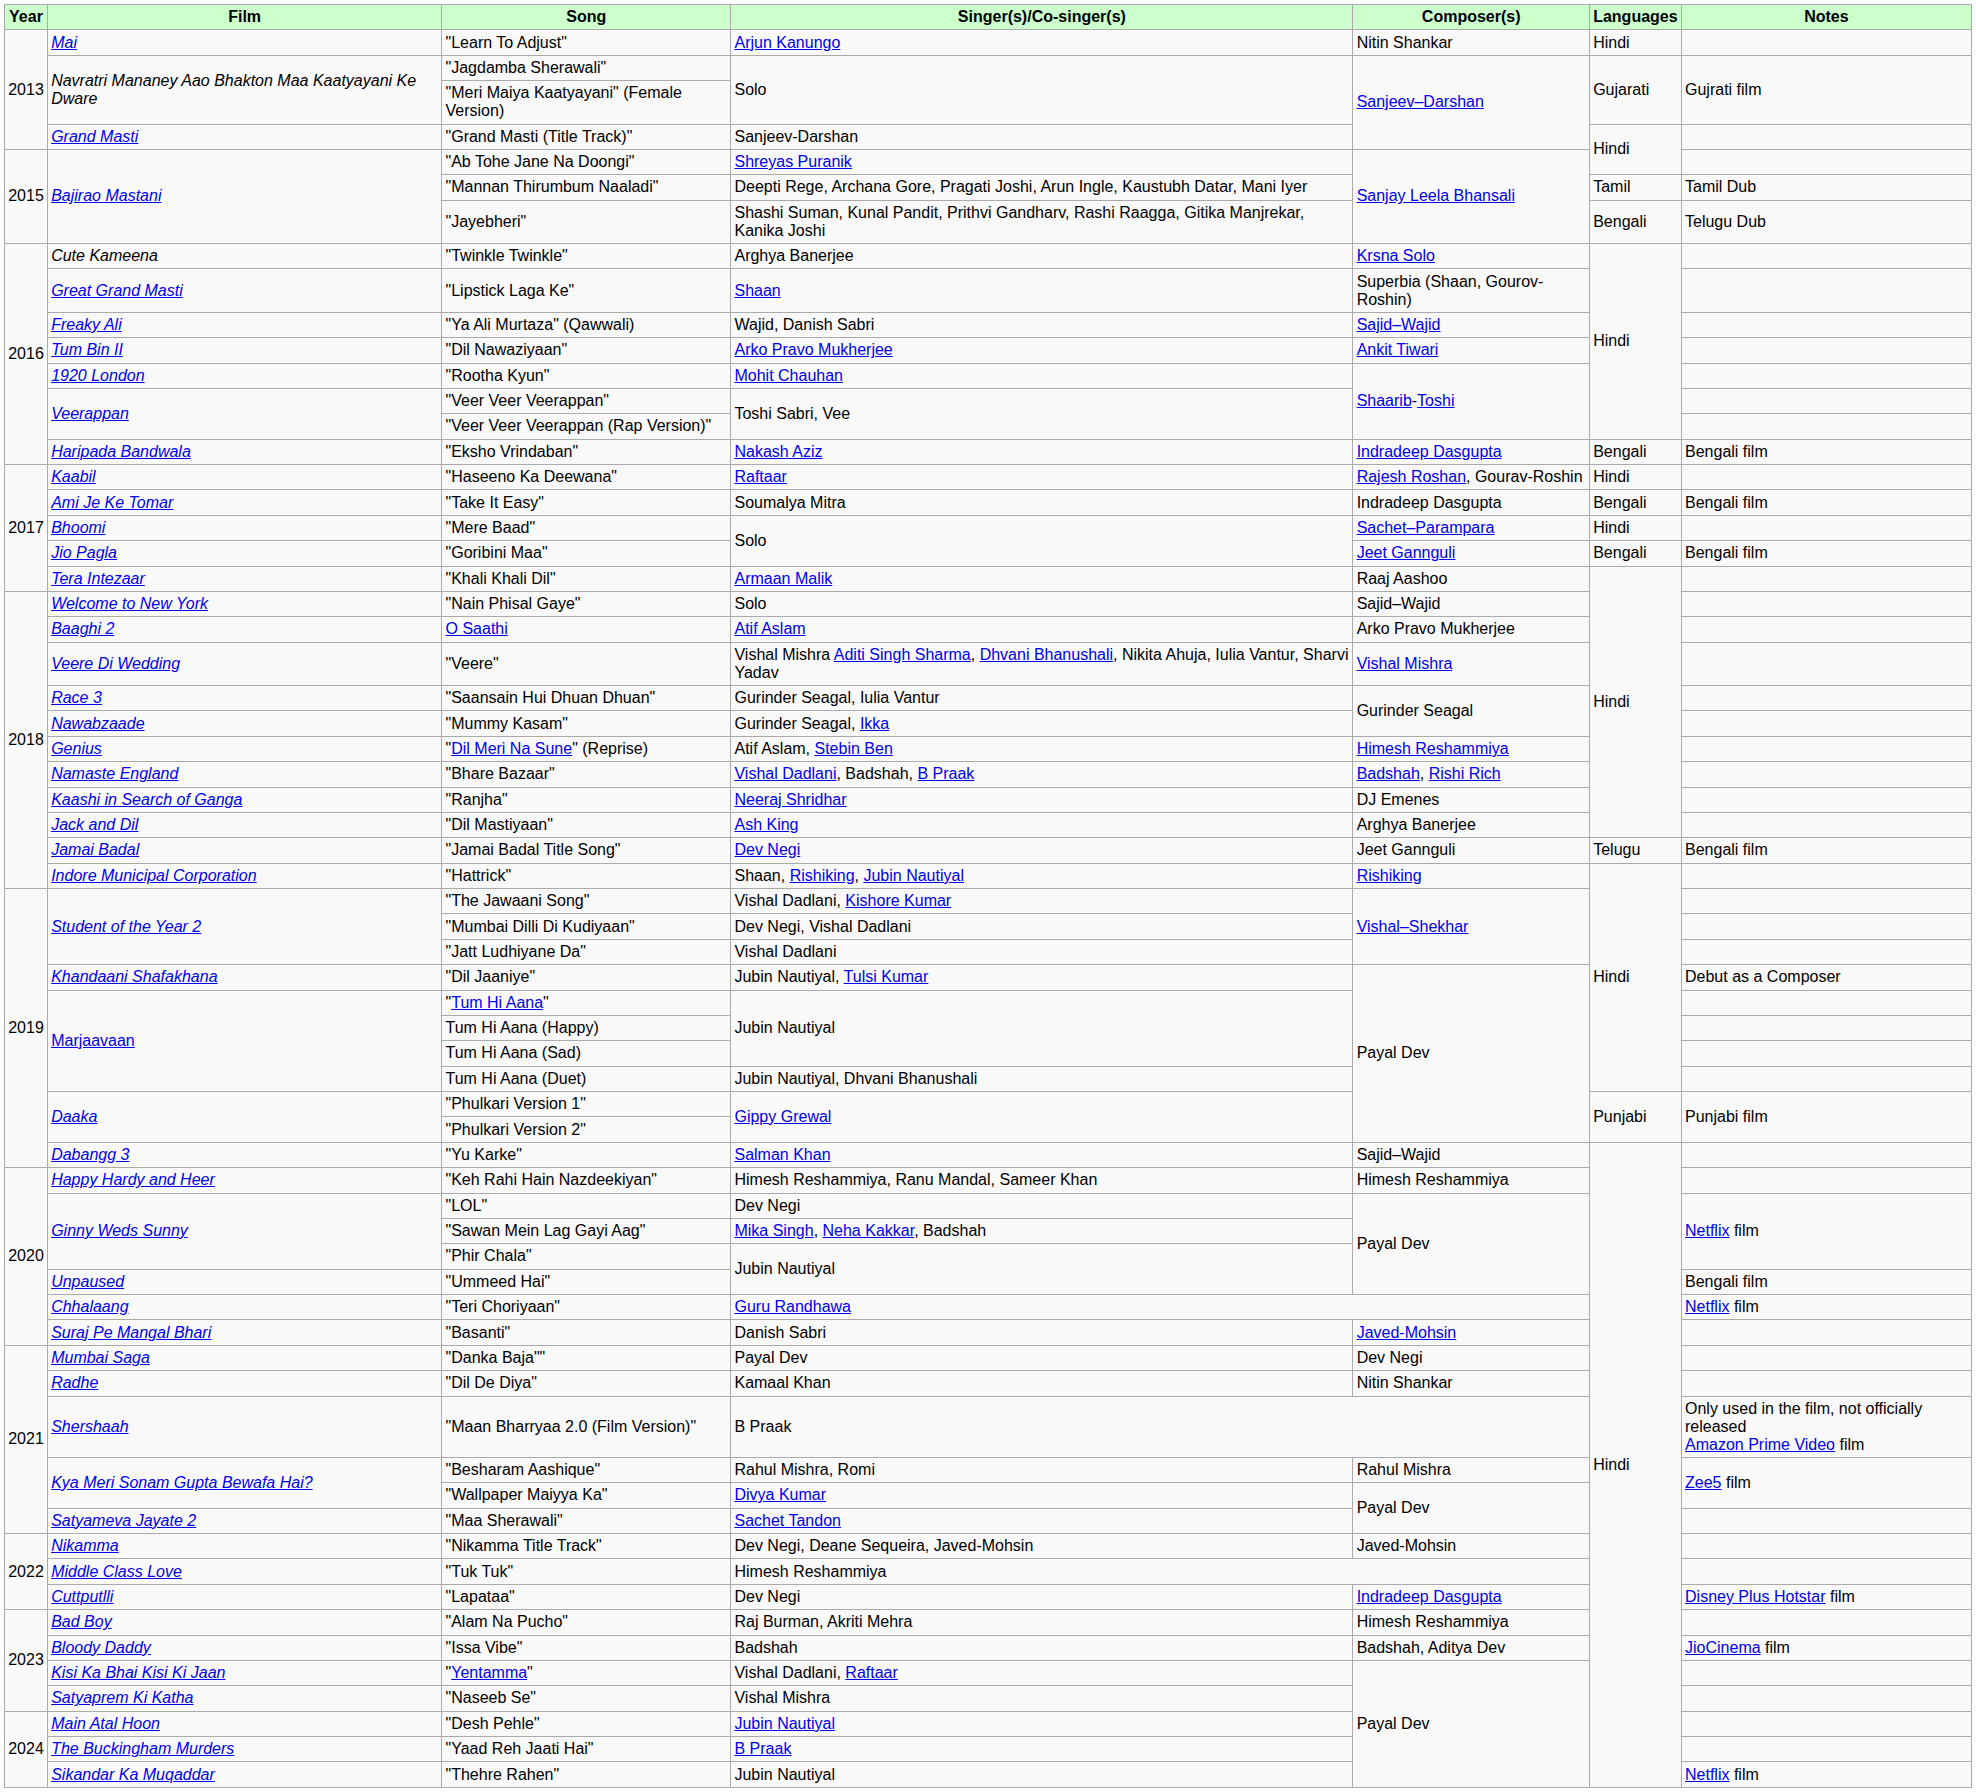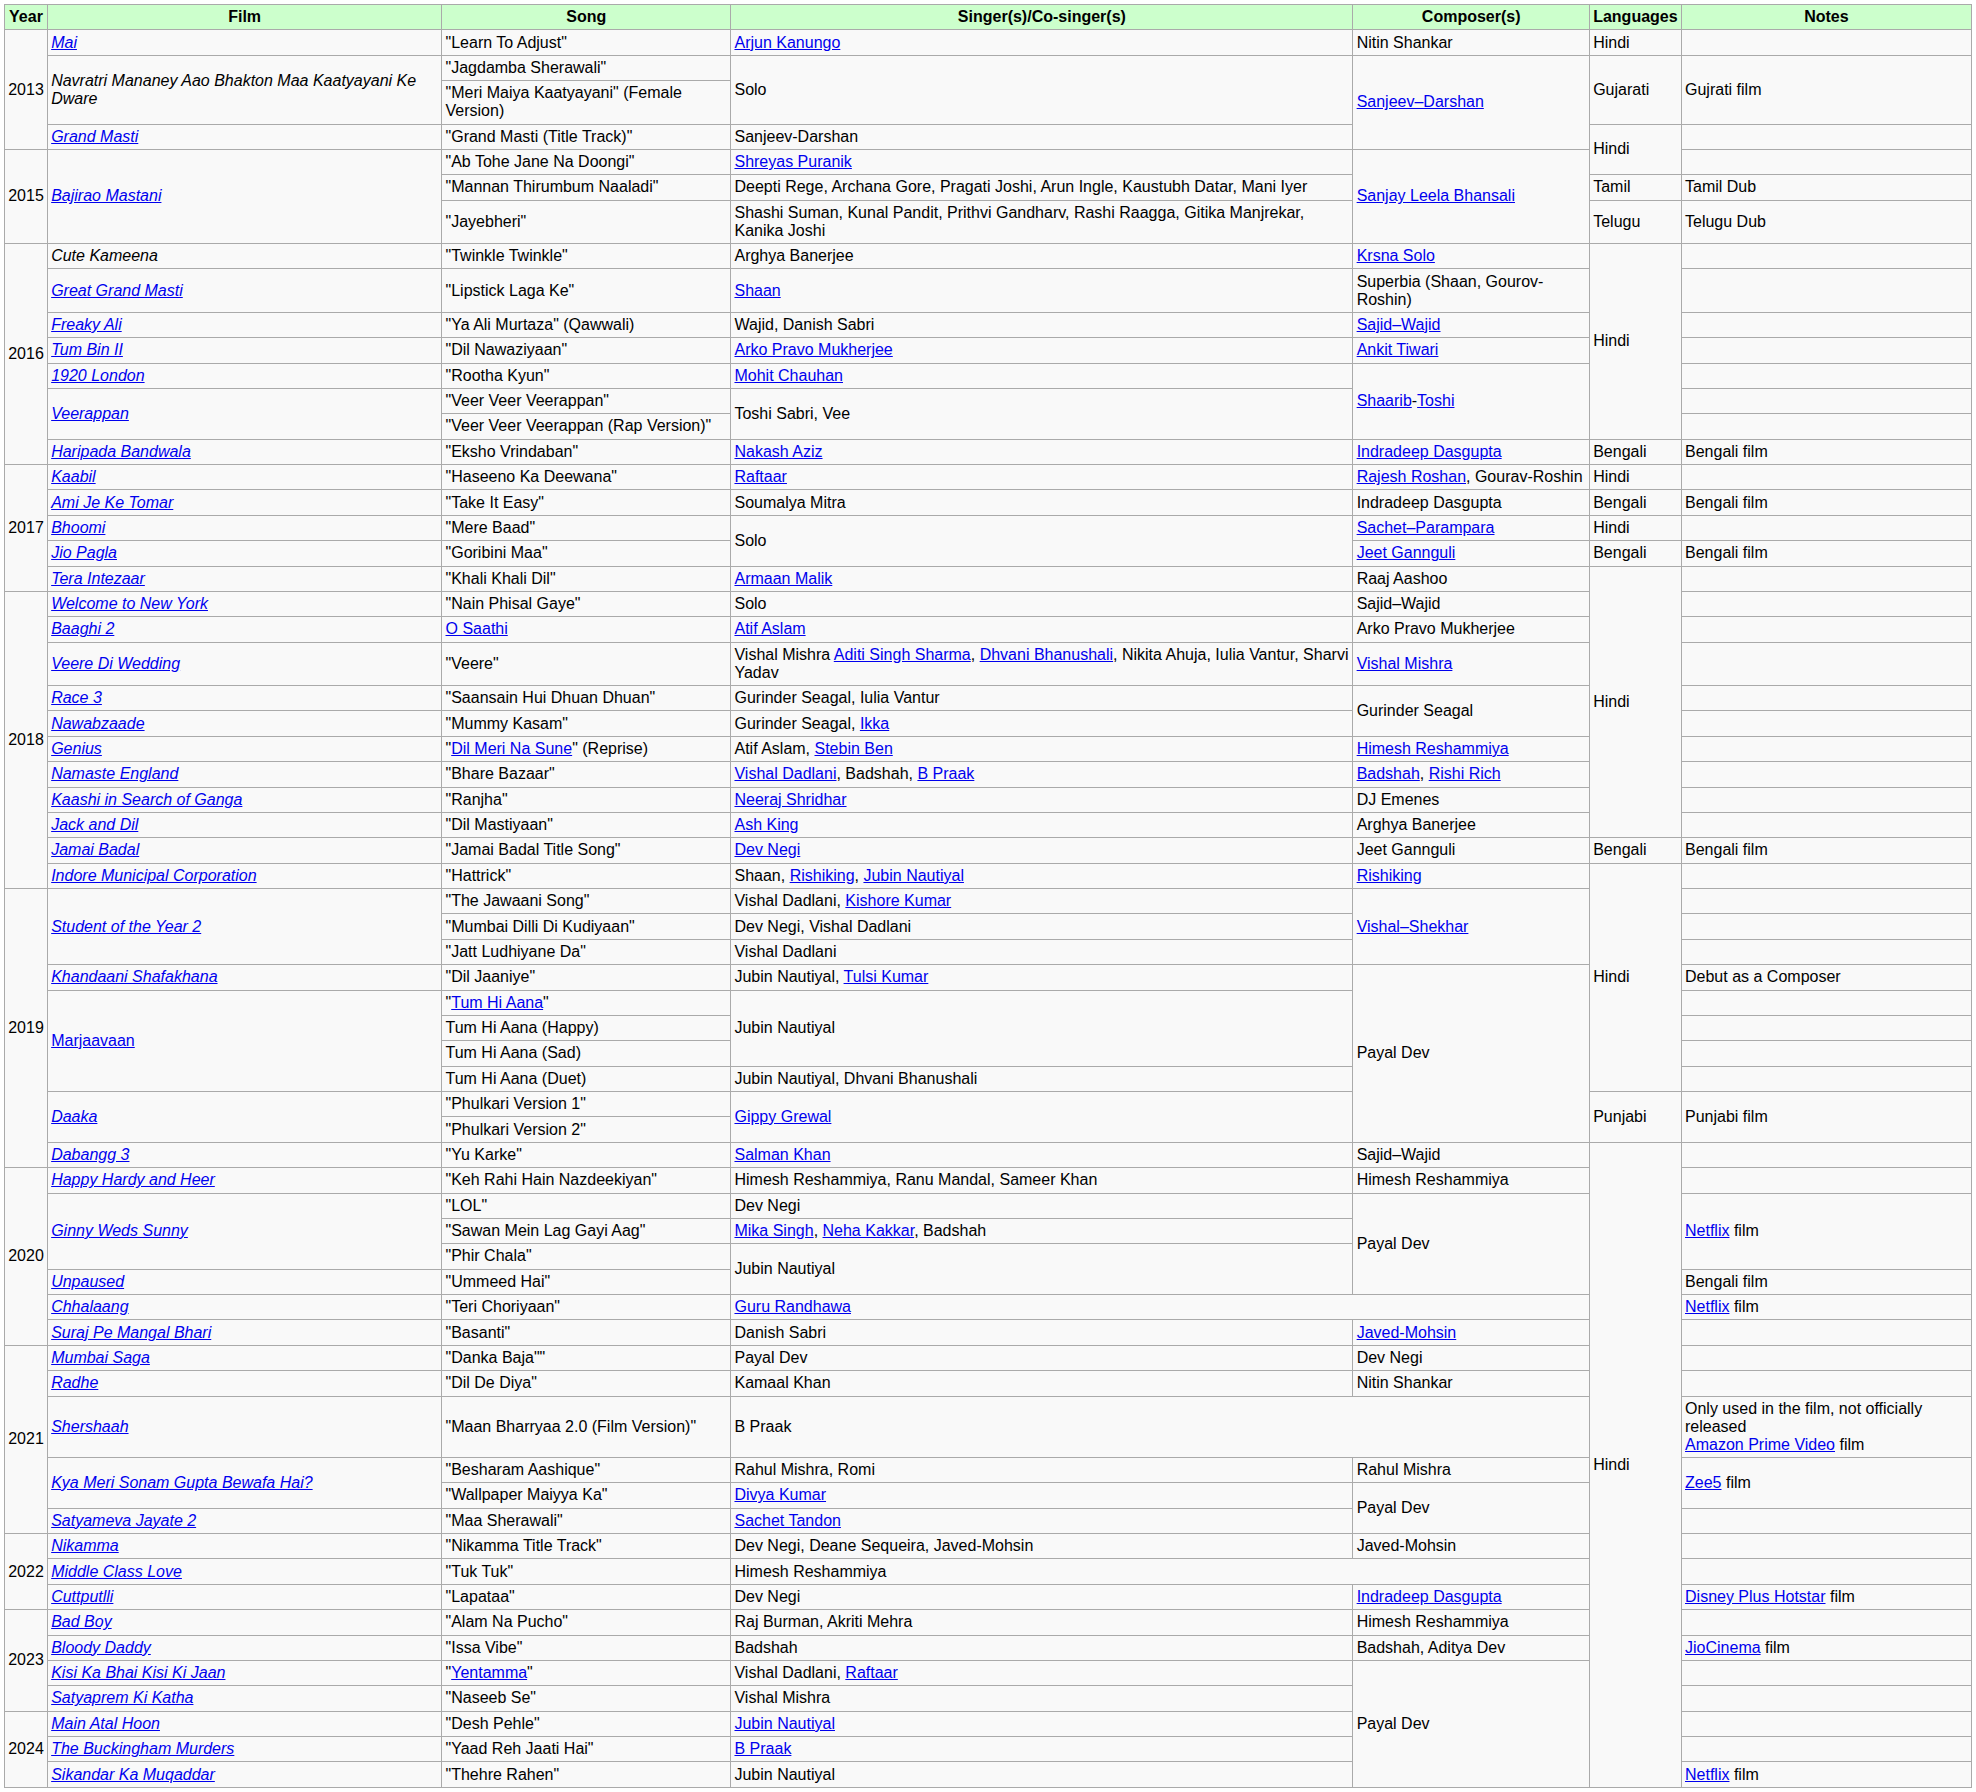(1620, 221) Bengali -> (1617, 221) Telugu
(1617, 850) Telugu -> (1620, 850) Bengali
